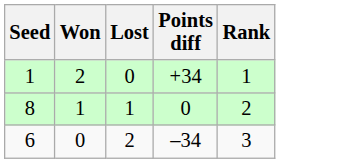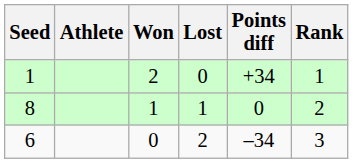+ column: (92, 32)
